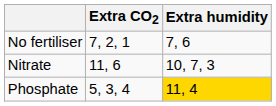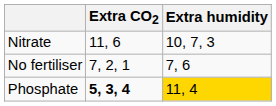rows swapped: (45, 42) <-> (30, 65)
(110, 89) normal -> (110, 89) bold
